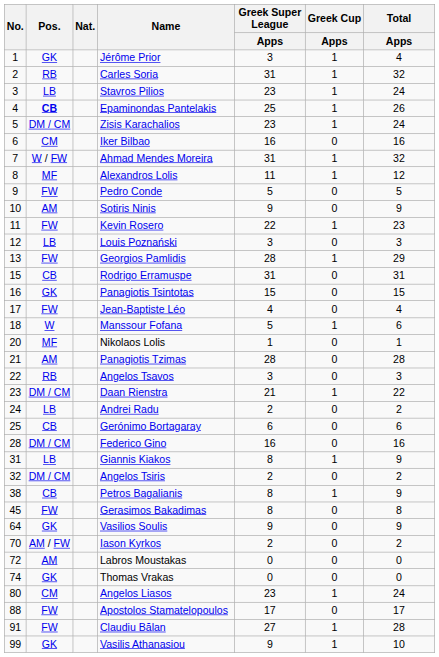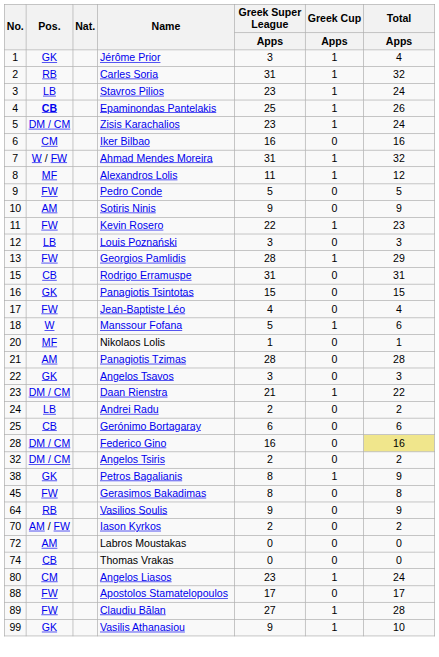(49, 376) RB -> (49, 376) GK
(399, 443) no background -> (399, 443) khaki background
- row: (135, 460)
(49, 493) CB -> (49, 476) GK
(49, 527) GK -> (49, 510) RB
(49, 577) GK -> (49, 560) CB
(15, 627) 91 -> (15, 610) 89
